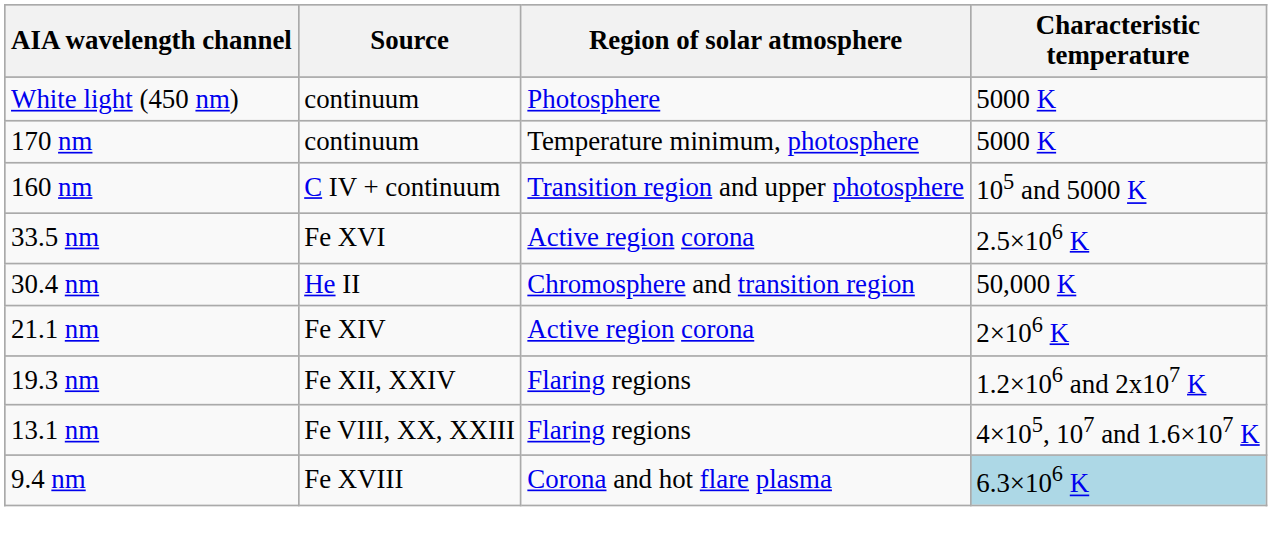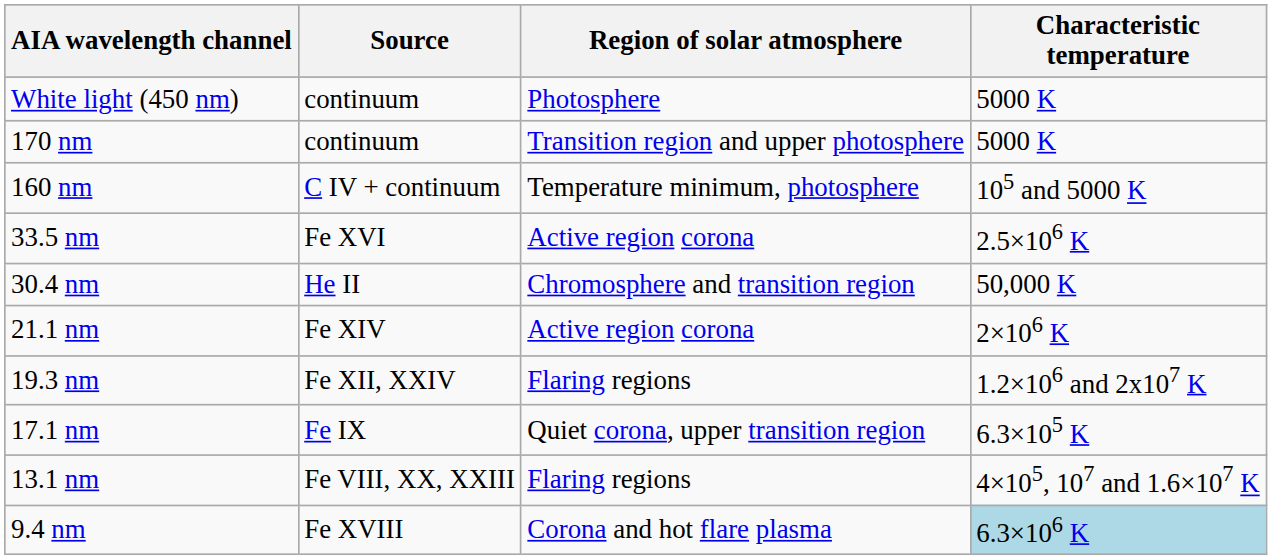(723, 141) Temperature minimum, photosphere -> (746, 141) Transition region and upper photosphere
(746, 187) Transition region and upper photosphere -> (723, 187) Temperature minimum, photosphere
+ row: (55, 429)
